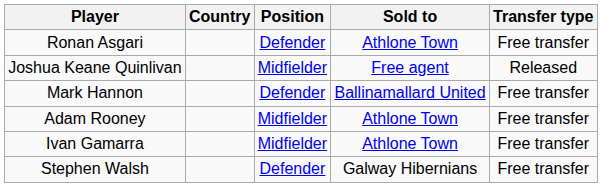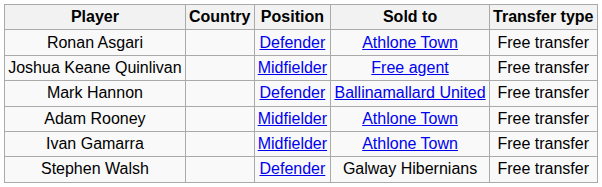(543, 67) Released -> (543, 67) Free transfer
